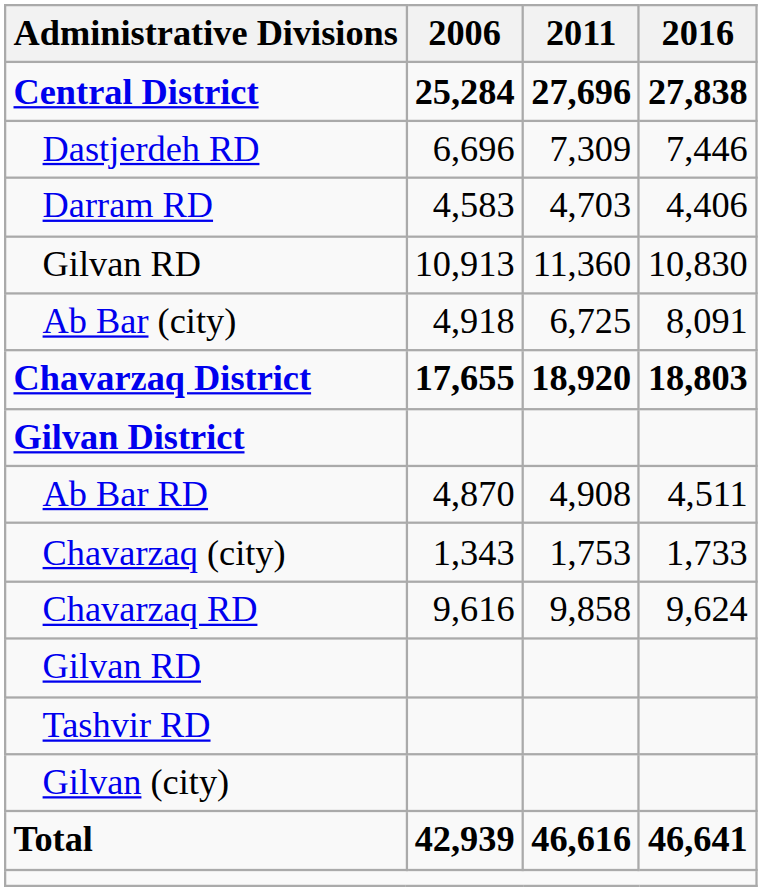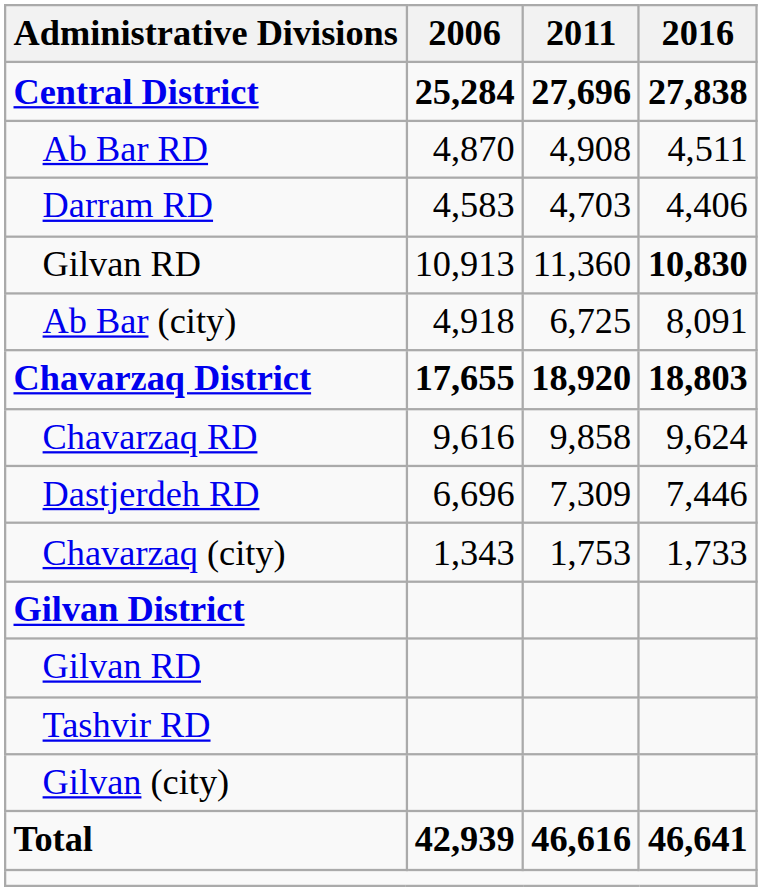rows swapped: (125, 494) <-> (151, 148)
(698, 263) normal -> (698, 263) bold
rows swapped: (150, 609) <-> (129, 436)
